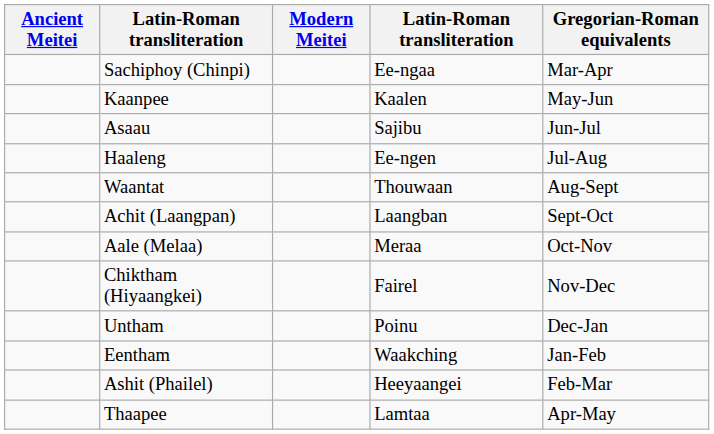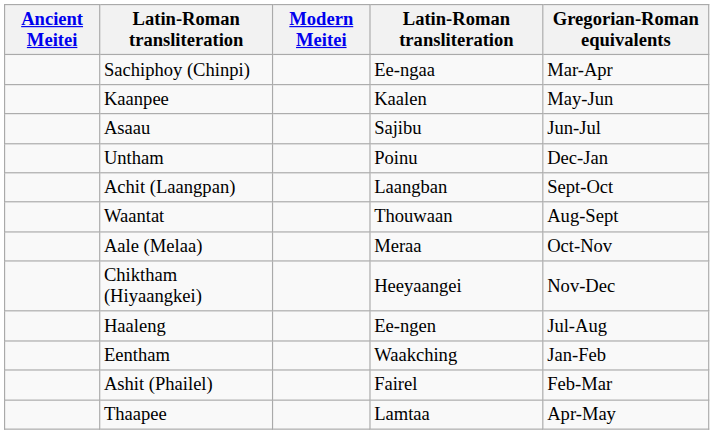rows swapped: (135, 157) <-> (134, 325)
rows swapped: (134, 187) <-> (170, 216)
(396, 286) Fairel -> (418, 286) Heeyaangei
(418, 384) Heeyaangei -> (396, 384) Fairel
